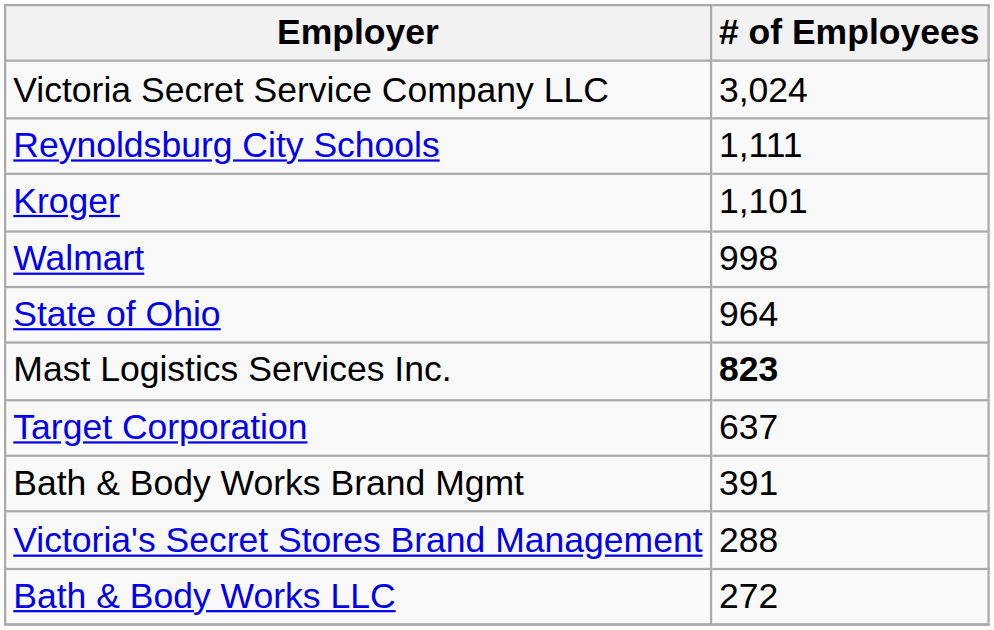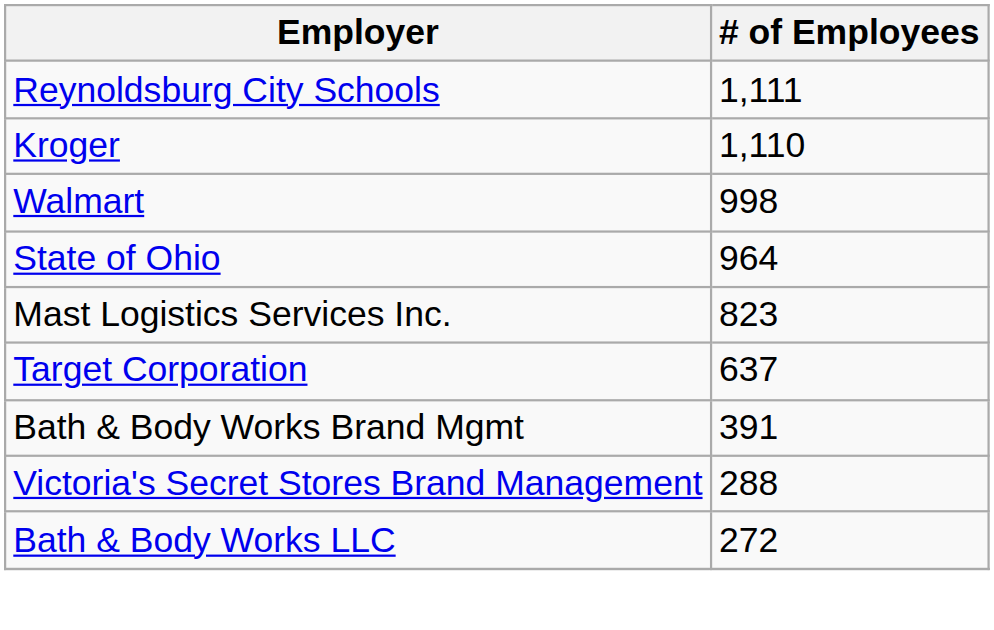- row: (311, 88)
(763, 201) 1,101 -> (762, 145) 1,110
(749, 370) bold -> (749, 314) normal
